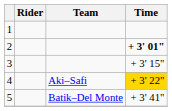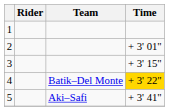(146, 47) bold -> (145, 47) normal
(68, 81) Aki–Safi -> (86, 81) Batik–Del Monte
(86, 98) Batik–Del Monte -> (68, 98) Aki–Safi
